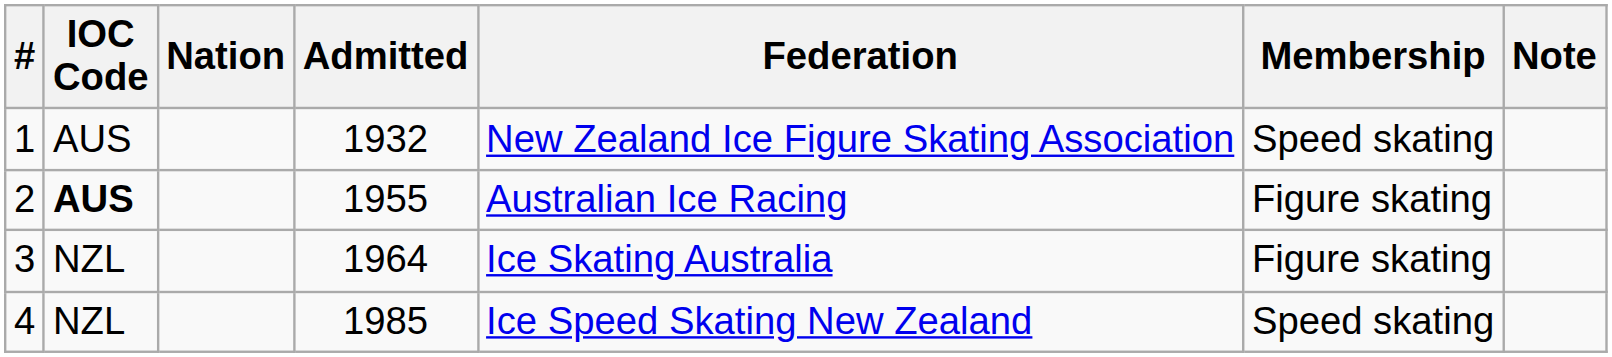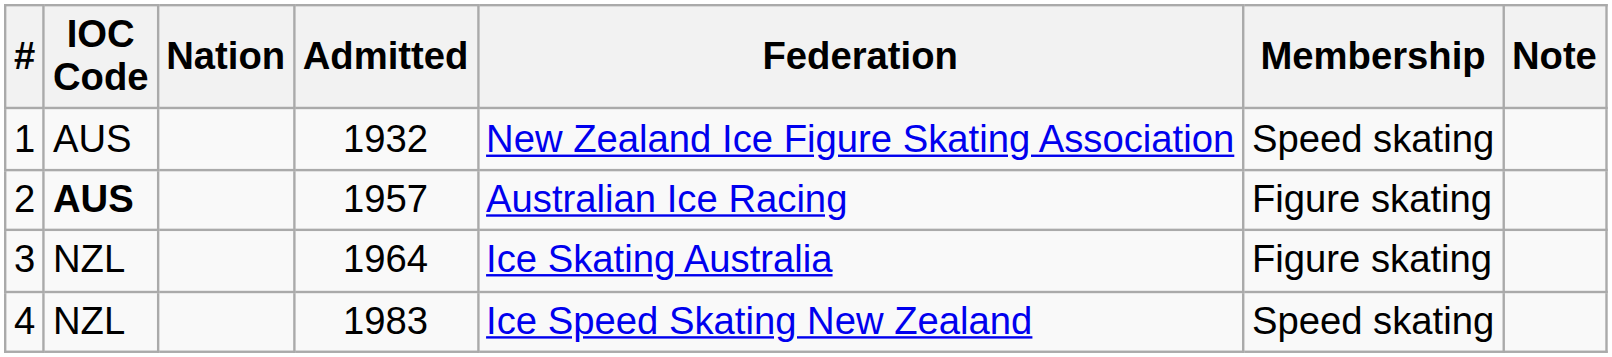(386, 199) 1955 -> (386, 199) 1957
(386, 320) 1985 -> (386, 320) 1983
